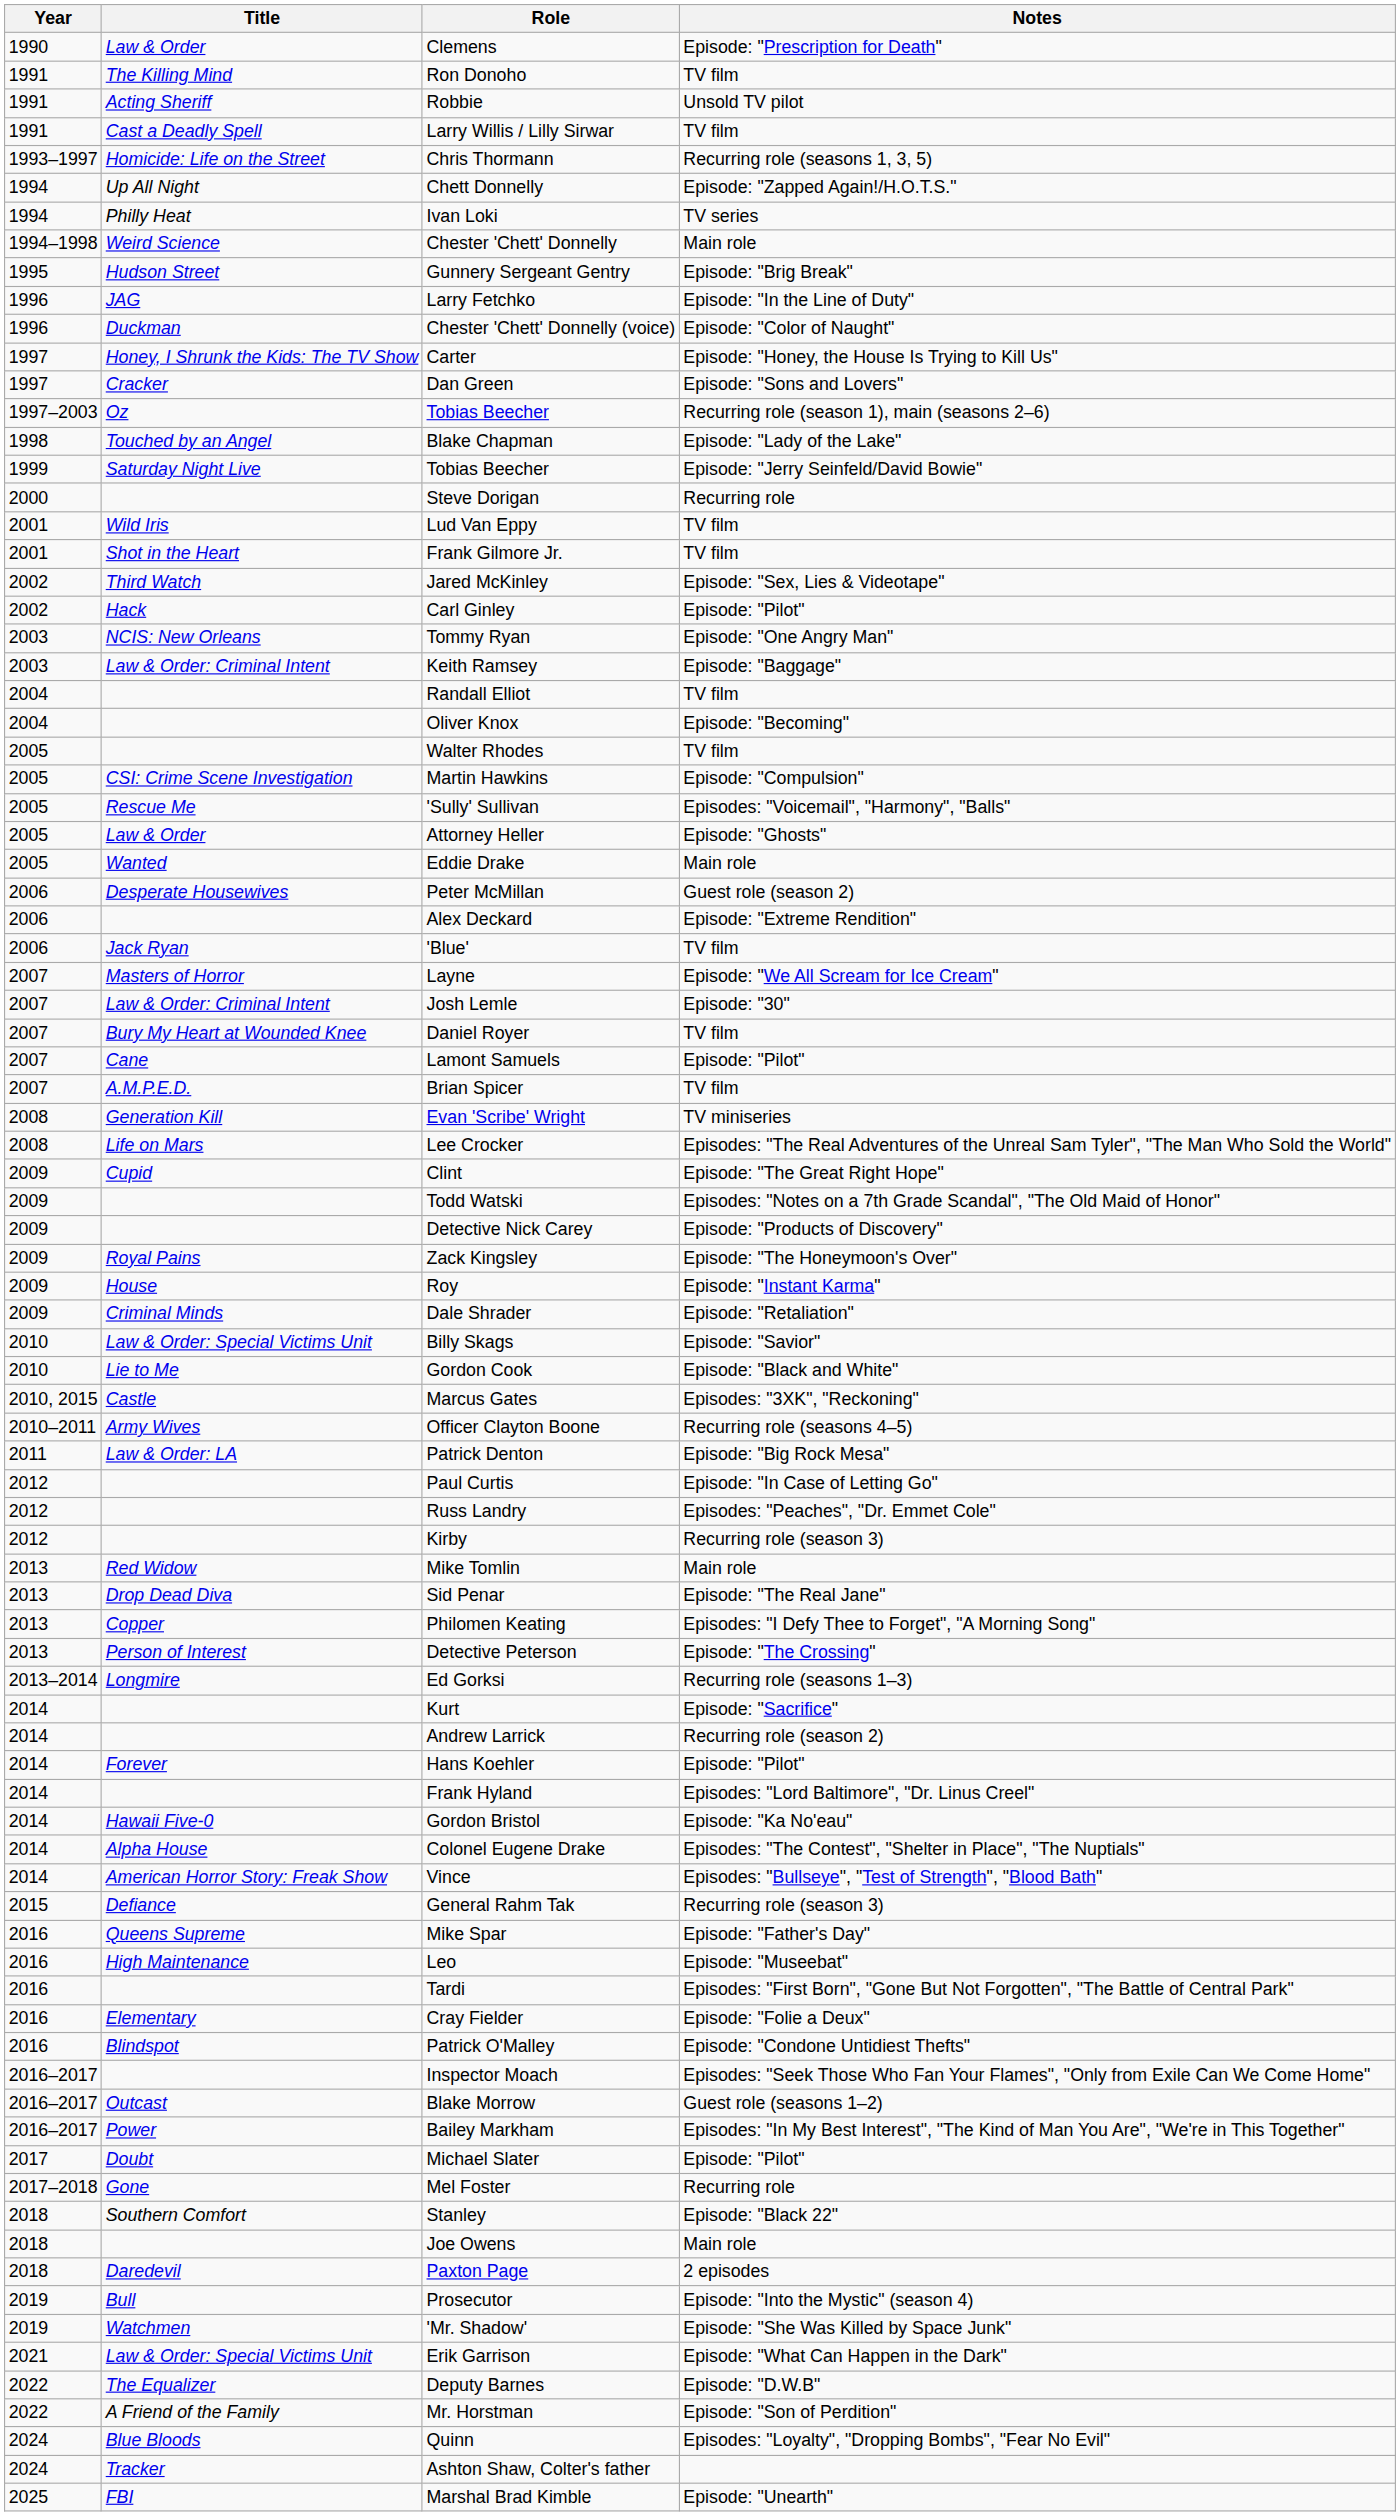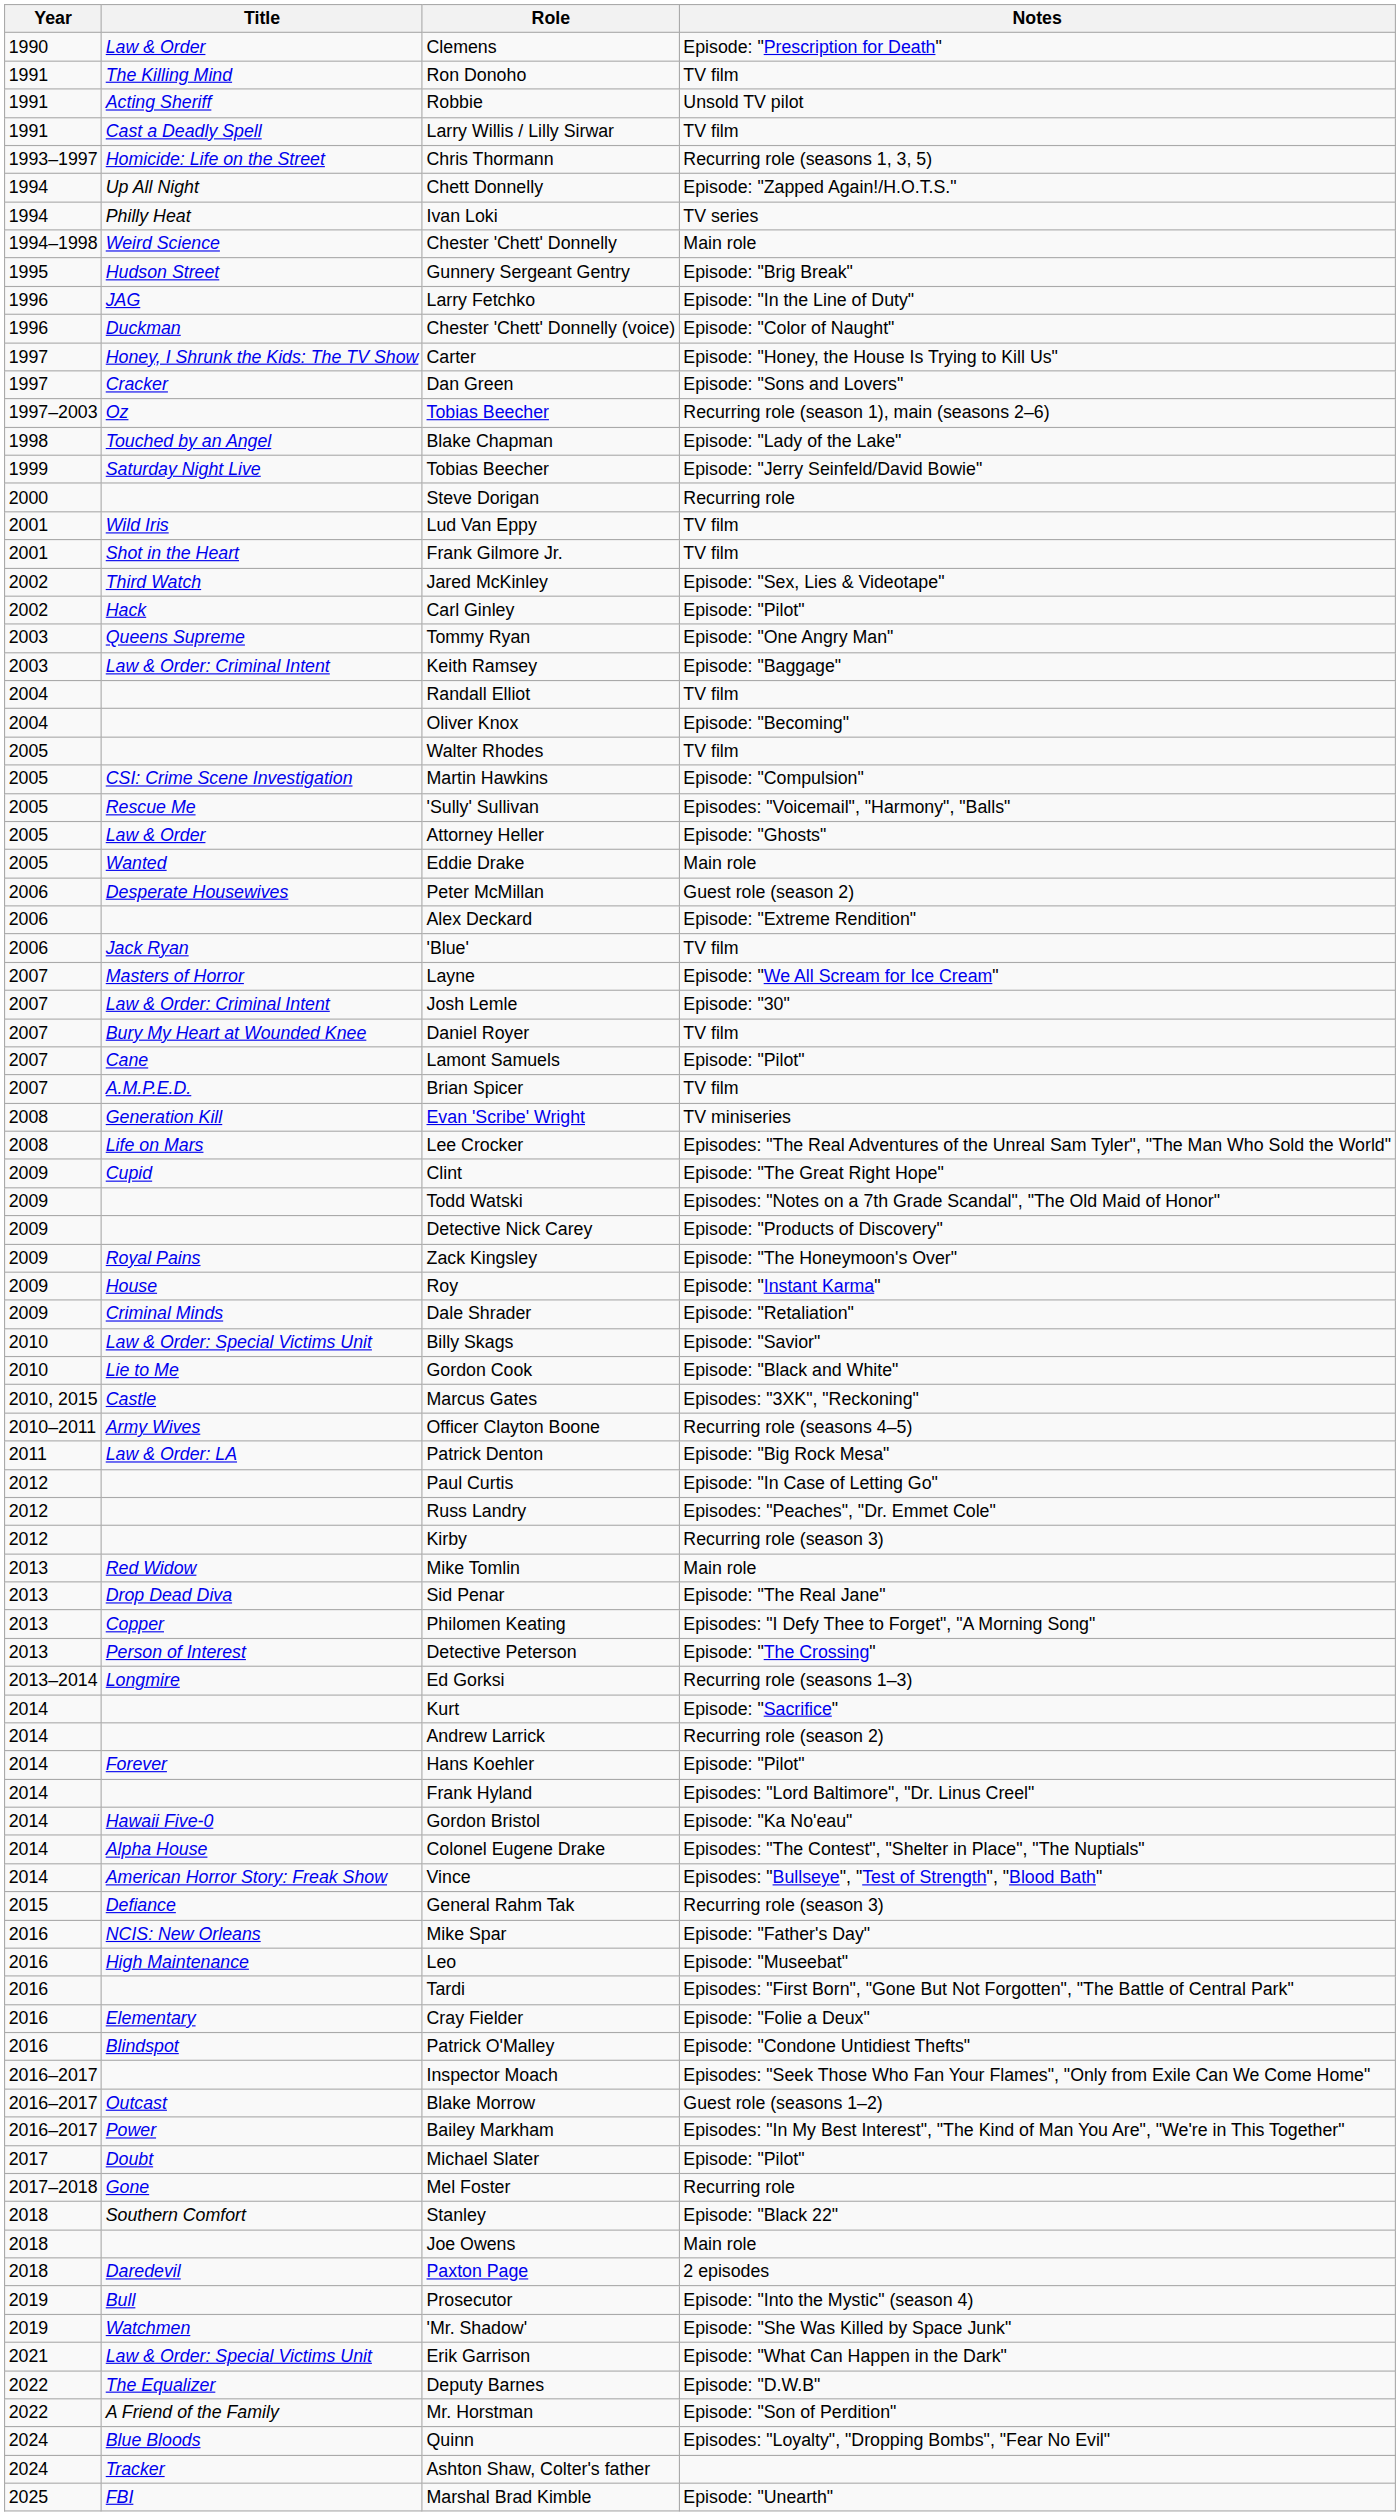(183, 638) NCIS: New Orleans -> (175, 638) Queens Supreme
(175, 1933) Queens Supreme -> (183, 1933) NCIS: New Orleans
